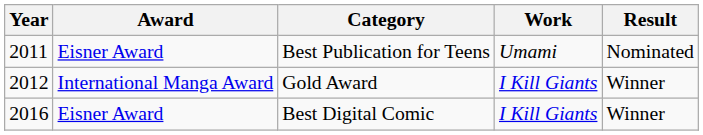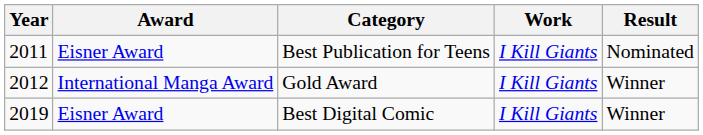(528, 51) Umami -> (548, 51) I Kill Giants
(29, 113) 2016 -> (29, 113) 2019
